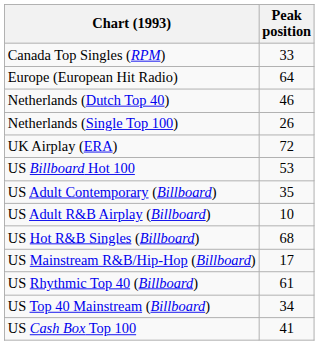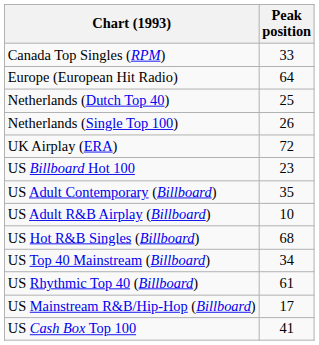(287, 100) 46 -> (287, 100) 25
(287, 169) 53 -> (287, 169) 23
rows swapped: (132, 260) <-> (109, 306)
